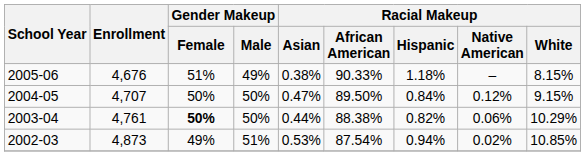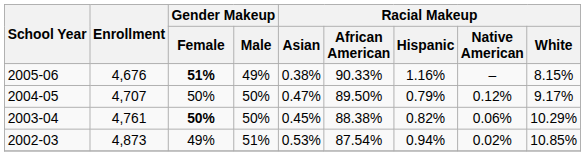(201, 75) normal -> (201, 75) bold
(426, 75) 1.18% -> (426, 75) 1.16%
(426, 97) 0.84% -> (426, 97) 0.79%
(554, 97) 9.15% -> (554, 97) 9.17%
(301, 119) 0.44% -> (301, 119) 0.45%
